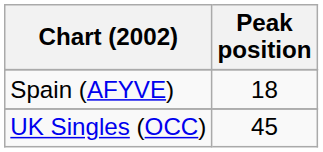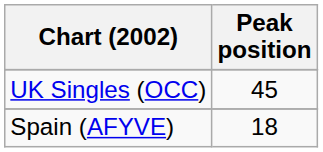rows swapped: (92, 89) <-> (108, 127)
